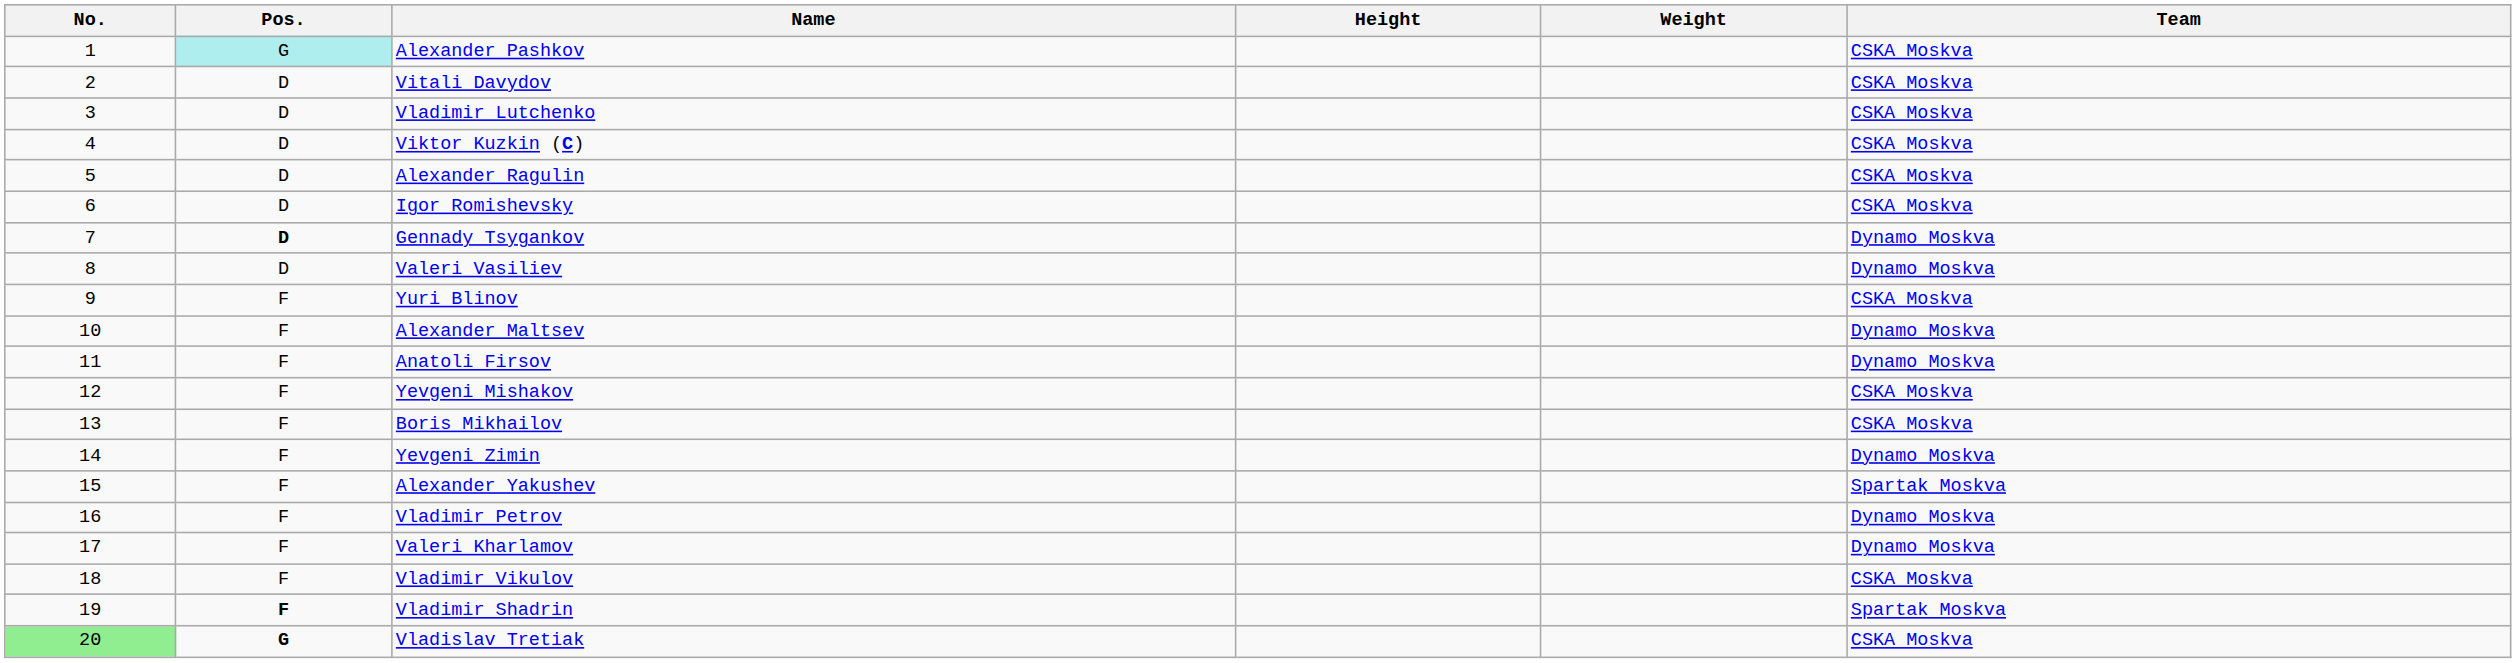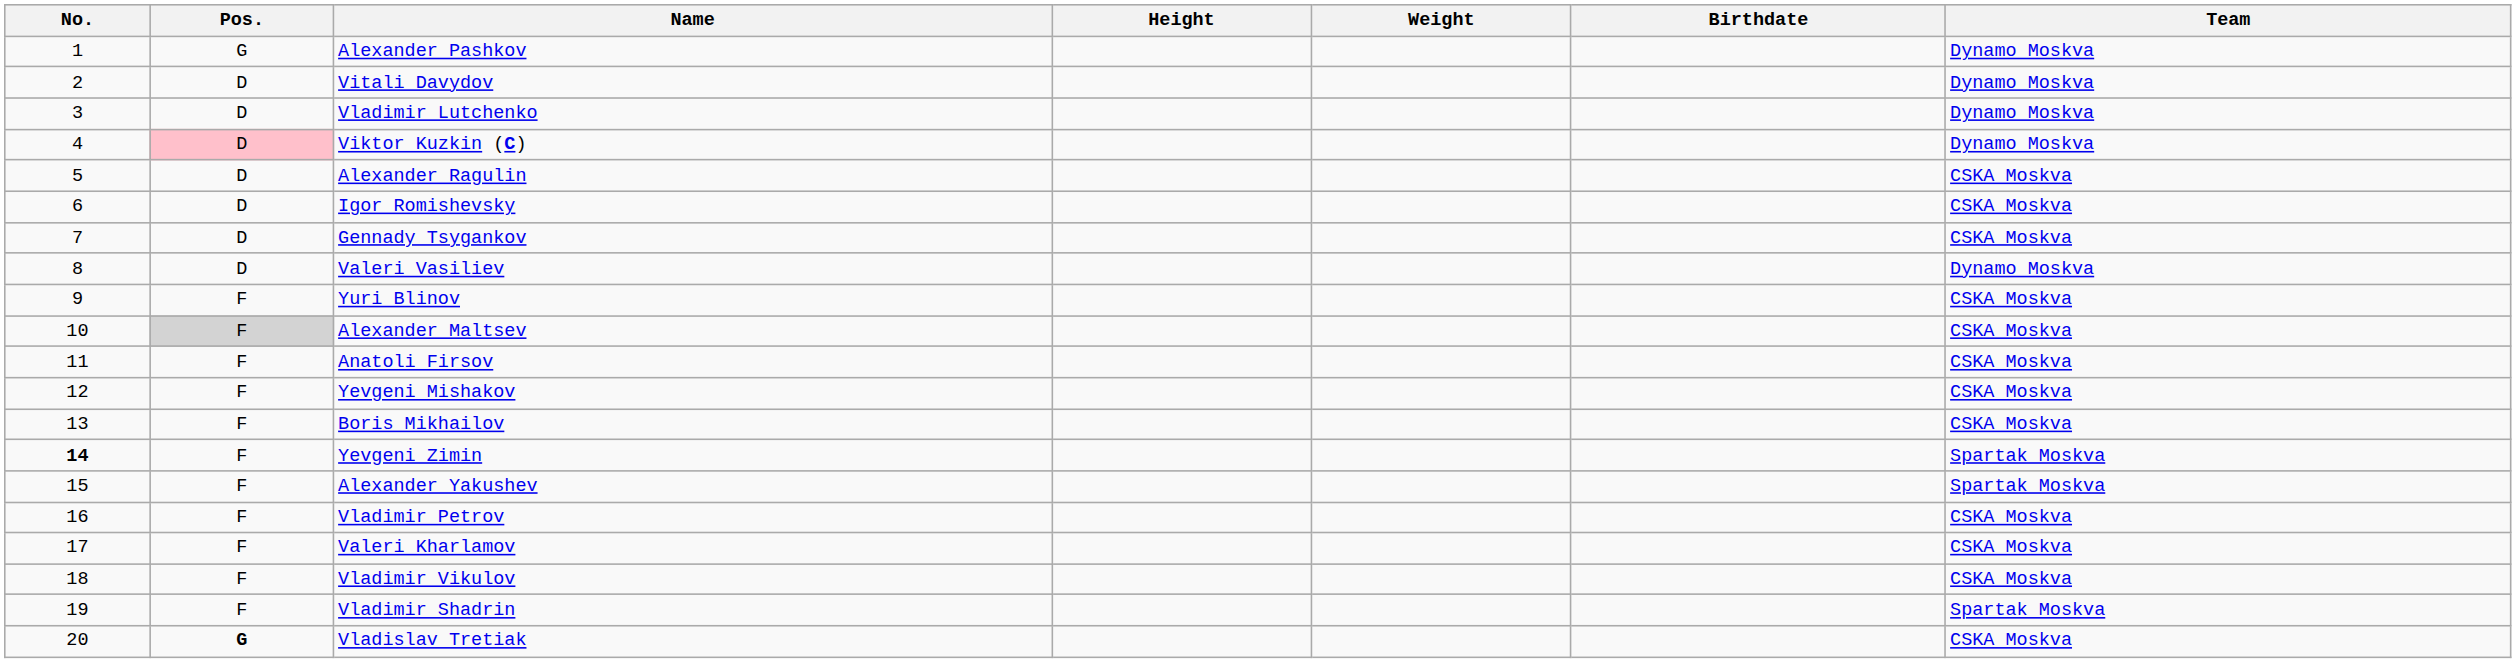+ column: (1758, 20)
(283, 51) paleturquoise background -> (242, 51) no background
(1912, 51) CSKA Moskva -> (2022, 51) Dynamo Moskva
(1912, 82) CSKA Moskva -> (2022, 82) Dynamo Moskva
(1912, 113) CSKA Moskva -> (2022, 113) Dynamo Moskva
(283, 144) no background -> (242, 144) pink background
(1912, 144) CSKA Moskva -> (2022, 144) Dynamo Moskva
(283, 237) bold -> (242, 237) normal
(1923, 237) Dynamo Moskva -> (2011, 237) CSKA Moskva
(283, 331) no background -> (242, 331) lightgrey background
(1923, 331) Dynamo Moskva -> (2011, 331) CSKA Moskva
(1923, 362) Dynamo Moskva -> (2011, 362) CSKA Moskva
(90, 455) normal -> (77, 455) bold
(1923, 455) Dynamo Moskva -> (2028, 455) Spartak Moskva
(1923, 517) Dynamo Moskva -> (2011, 517) CSKA Moskva
(1923, 548) Dynamo Moskva -> (2011, 548) CSKA Moskva
(283, 610) bold -> (242, 610) normal
(90, 641) lightgreen background -> (77, 641) no background
